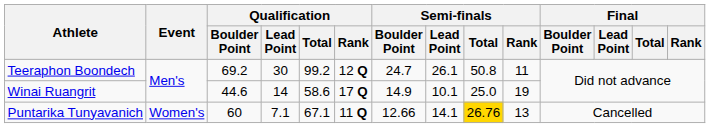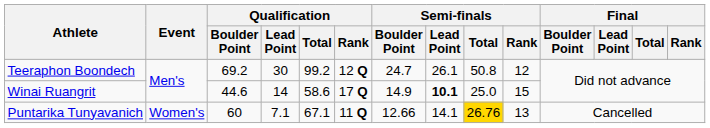(522, 71) 11 -> (522, 71) 12
(445, 92) normal -> (445, 92) bold
(522, 92) 19 -> (522, 92) 15
